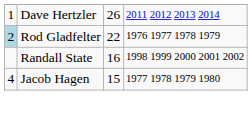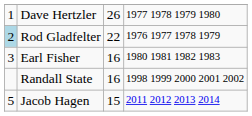(173, 15) 2011 2012 2013 2014 -> (173, 15) 1977 1978 1979 1980
+ row: (50, 57)
(11, 79) 4 -> (11, 100) 5
(173, 79) 1977 1978 1979 1980 -> (173, 100) 2011 2012 2013 2014
